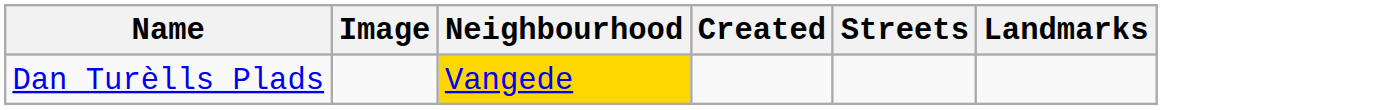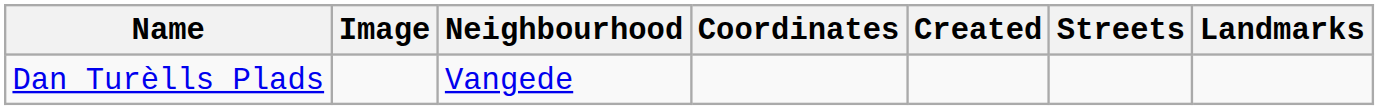+ column: (799, 30)
(509, 80) gold background -> (509, 80) no background
